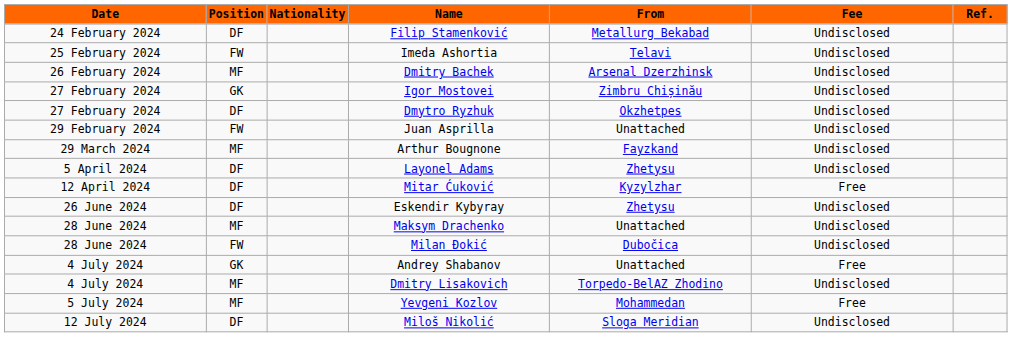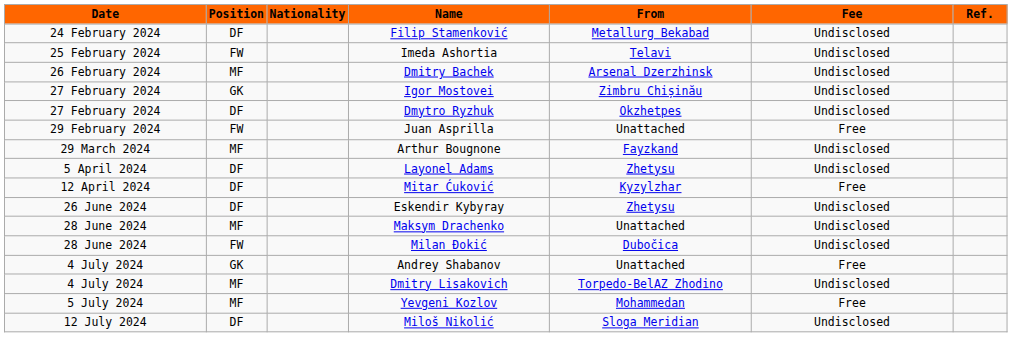(852, 129) Undisclosed -> (852, 129) Free
